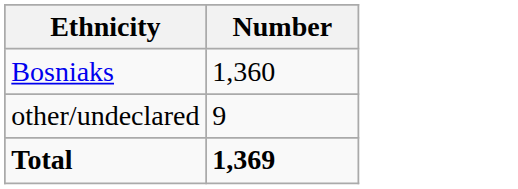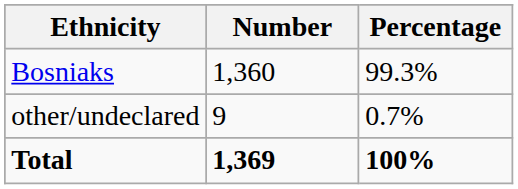+ column: (435, 26)
